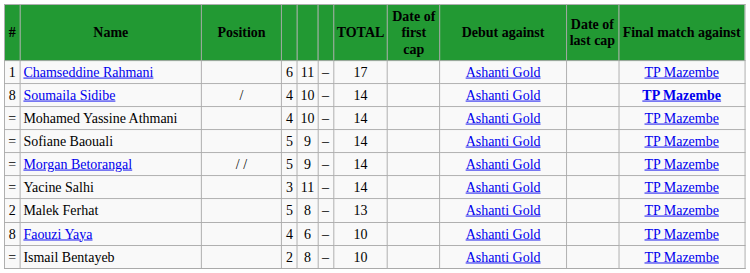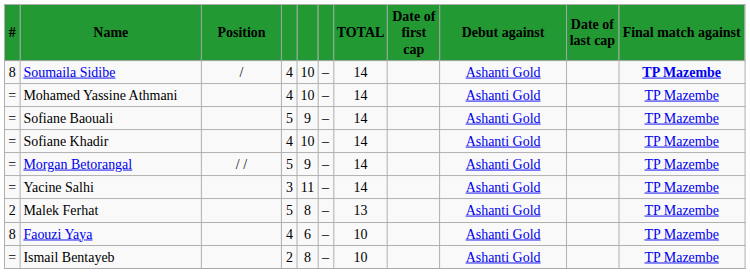- row: (88, 72)
+ row: (66, 141)
